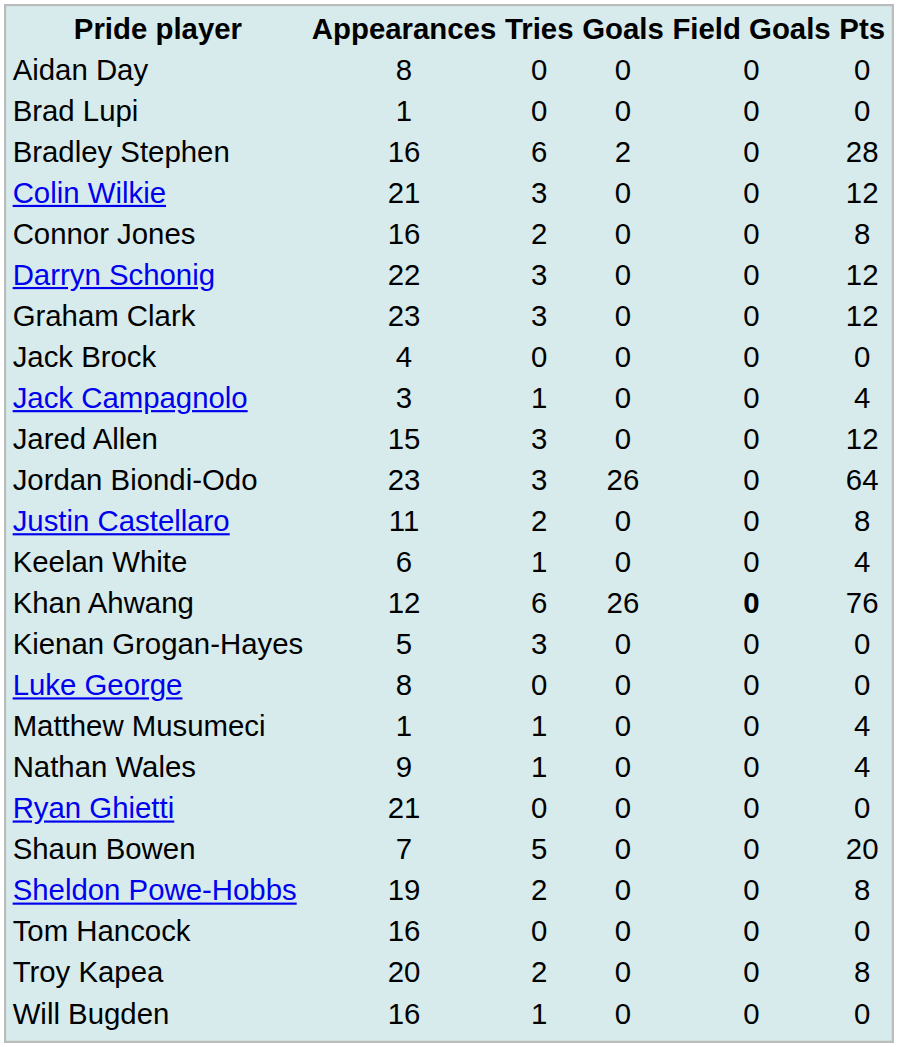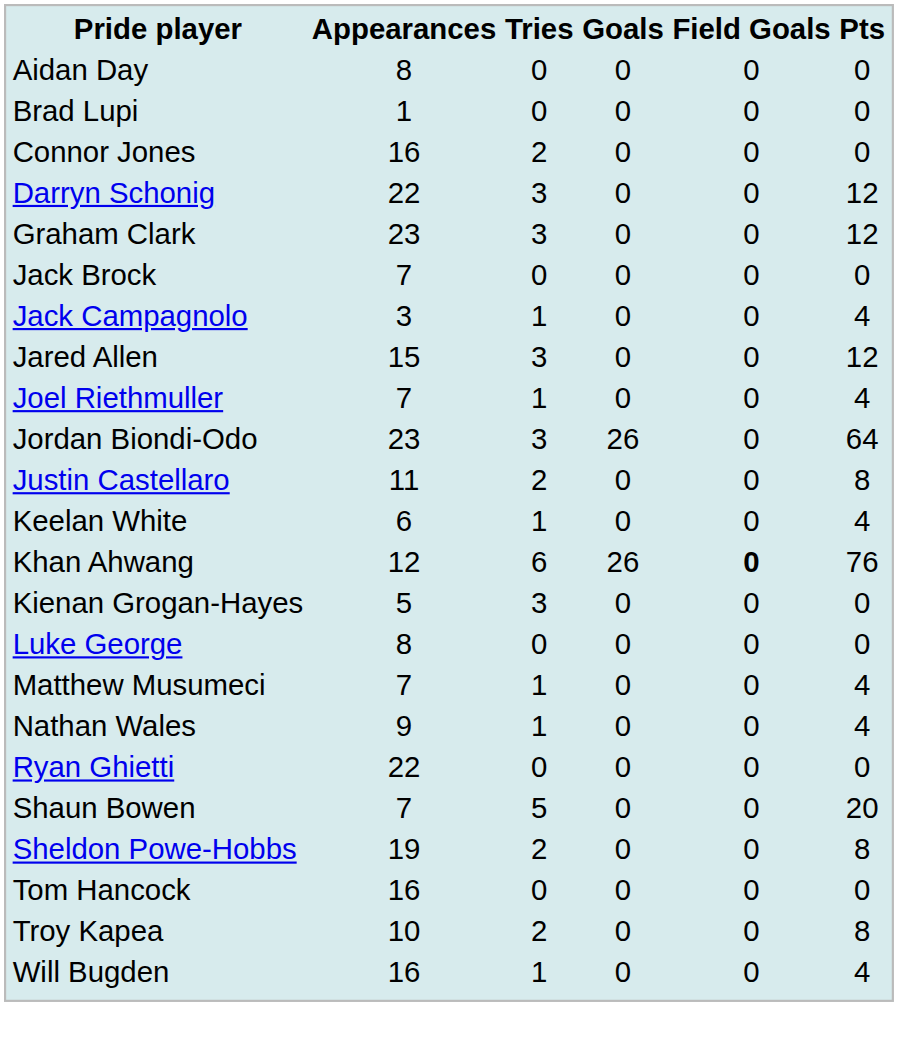- row: (121, 152)
- row: (89, 193)
(862, 234) 8 -> (862, 152) 0
(404, 357) 4 -> (404, 275) 7
+ row: (118, 398)
(404, 727) 1 -> (404, 685) 7
(404, 809) 21 -> (404, 768) 22
(404, 973) 20 -> (404, 932) 10
(862, 1014) 0 -> (862, 973) 4
